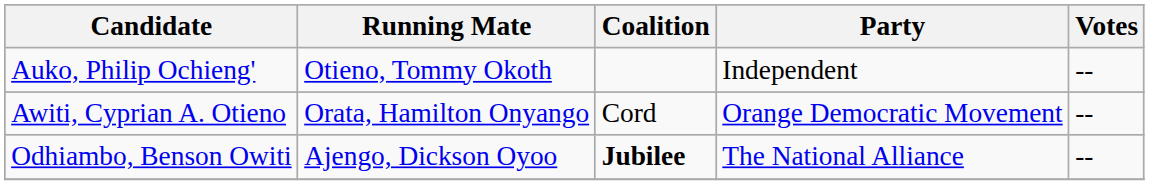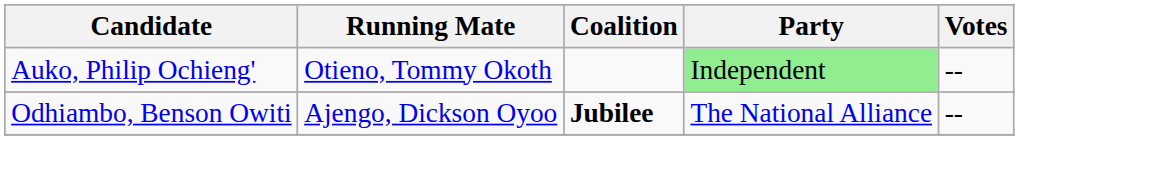(790, 69) no background -> (758, 69) lightgreen background
- row: (149, 112)
